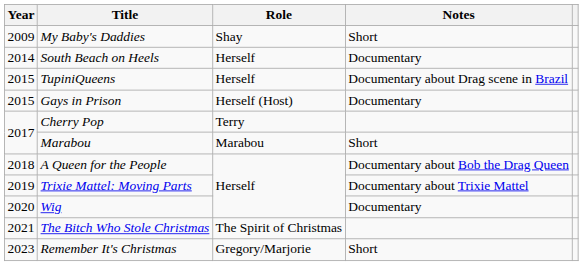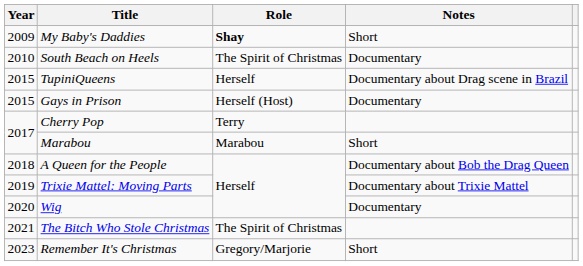(229, 36) normal -> (230, 36) bold
(21, 57) 2014 -> (21, 57) 2010
(235, 57) Herself -> (279, 57) The Spirit of Christmas
